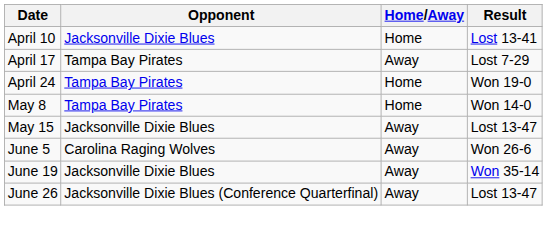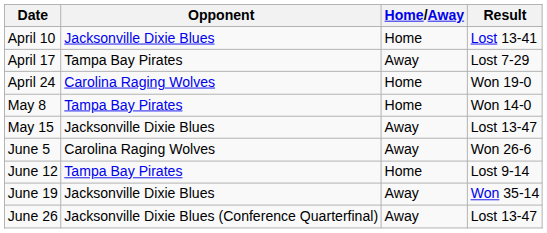(123, 82) Tampa Bay Pirates -> (140, 82) Carolina Raging Wolves
+ row: (33, 171)
